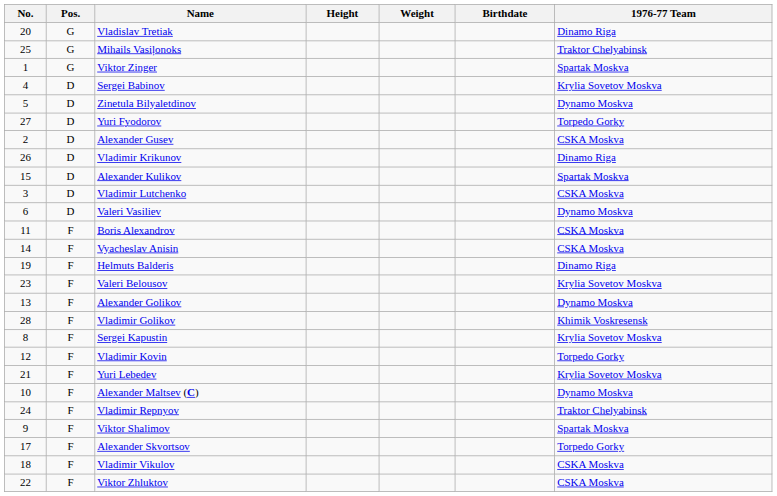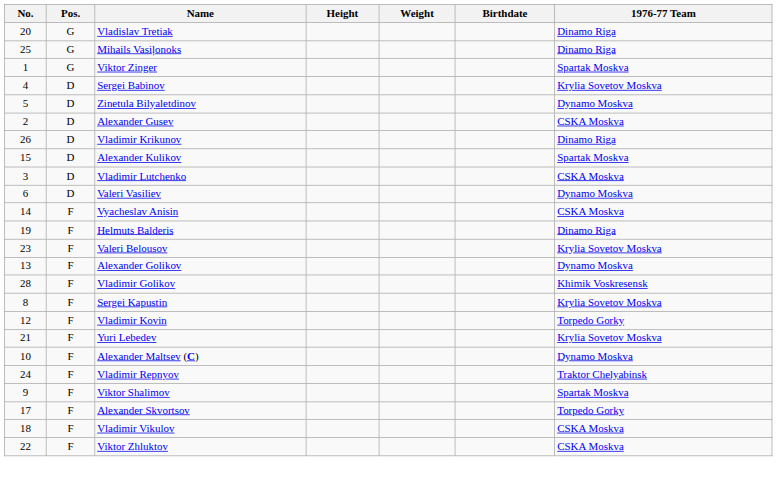(602, 50) Traktor Chelyabinsk -> (587, 50) Dinamo Riga
- row: (129, 122)
- row: (136, 230)
